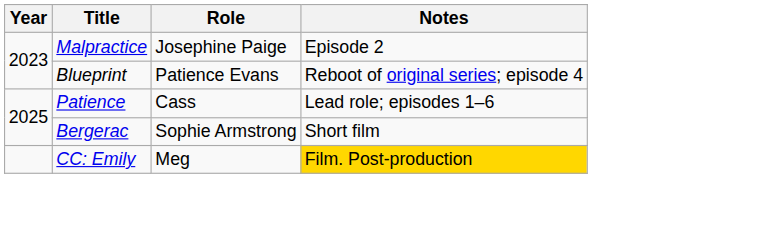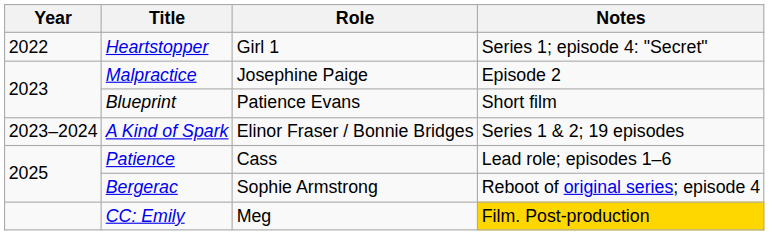+ row: (157, 46)
(444, 74) Reboot of original series; episode 4 -> (519, 103) Short film
+ row: (167, 131)
(342, 131) Short film -> (621, 187) Reboot of original series; episode 4
